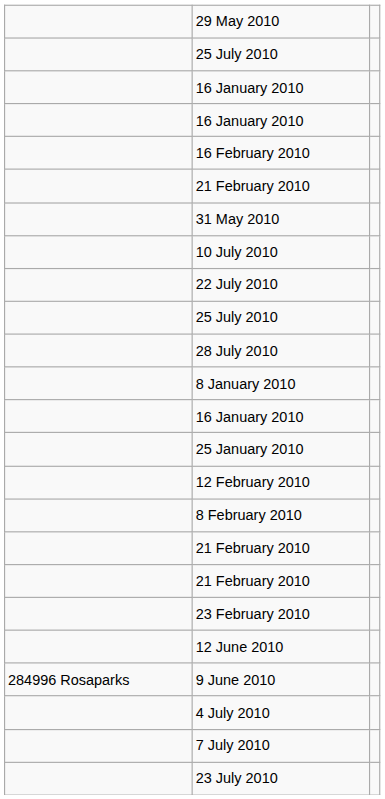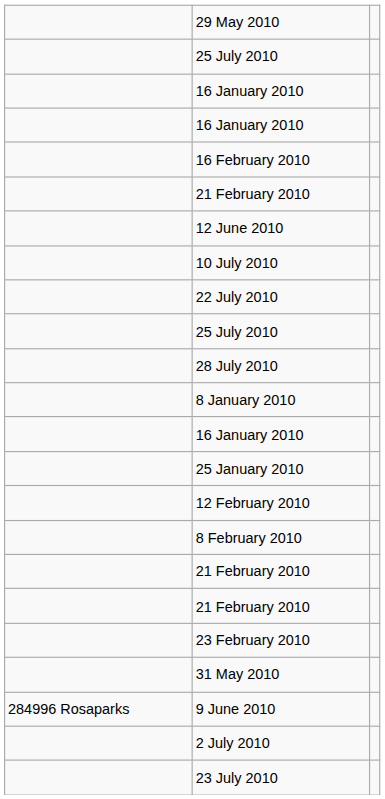rows swapped: (98, 647) <-> (98, 219)
- row: (98, 713)
- row: (98, 746)
+ row: (98, 743)
